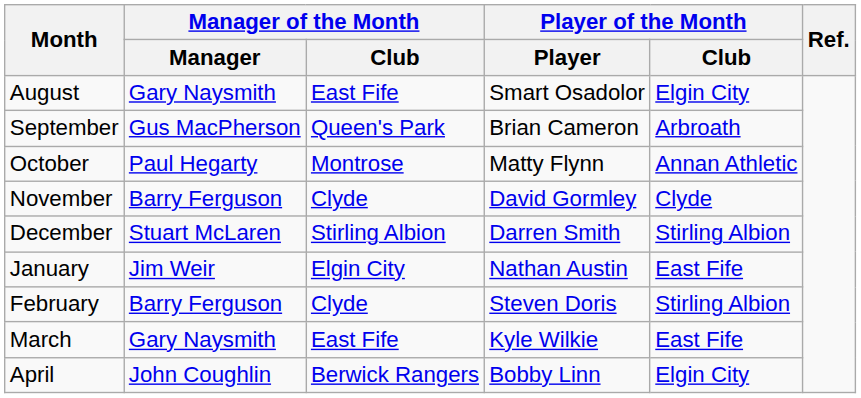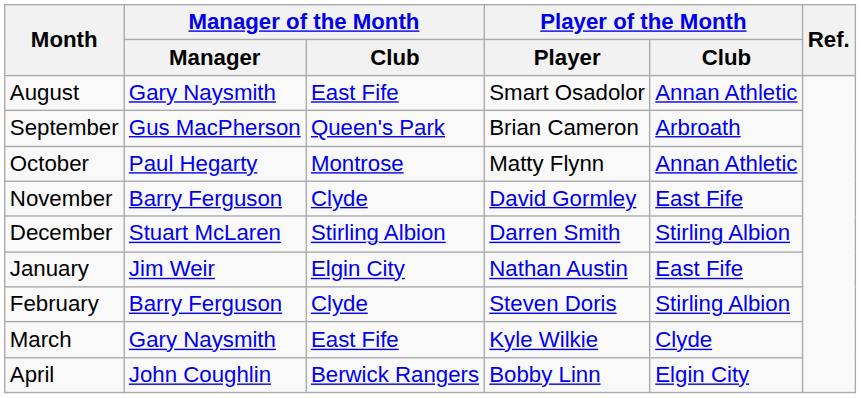(702, 92) Elgin City -> (726, 92) Annan Athletic
(684, 198) Clyde -> (699, 198) East Fife
(699, 339) East Fife -> (684, 339) Clyde
